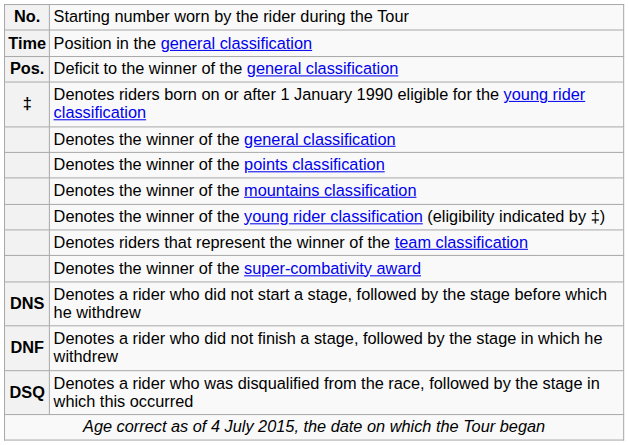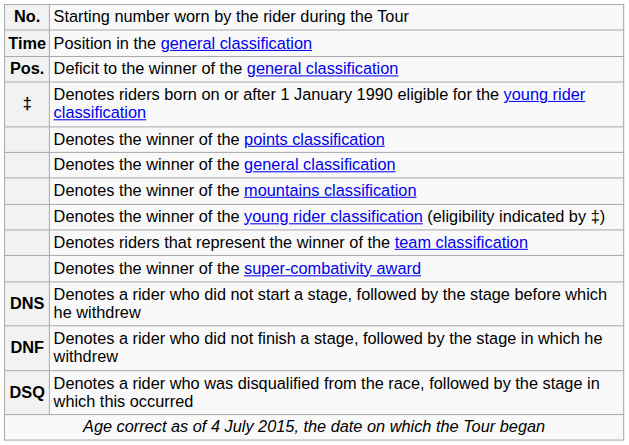rows swapped: (225, 139) <-> (219, 165)
